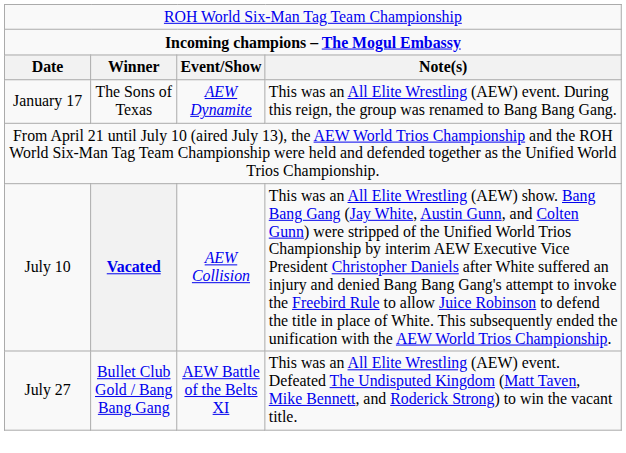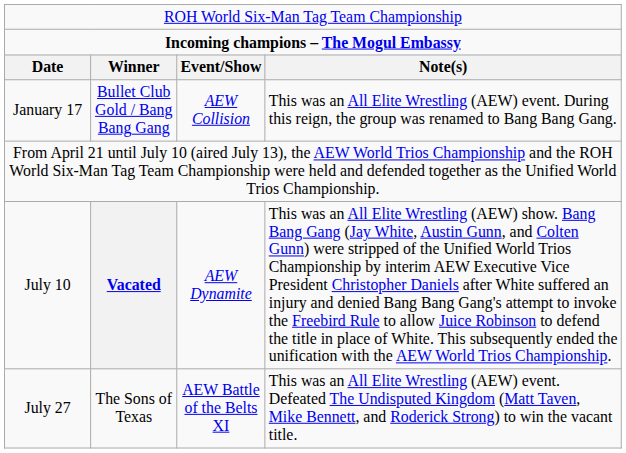(134, 101) The Sons of Texas -> (134, 110) Bullet Club Gold / Bang Bang Gang
(221, 101) AEW Dynamite -> (221, 110) AEW Collision
(221, 267) AEW Collision -> (221, 285) AEW Dynamite
(134, 390) Bullet Club Gold / Bang Bang Gang -> (134, 408) The Sons of Texas
